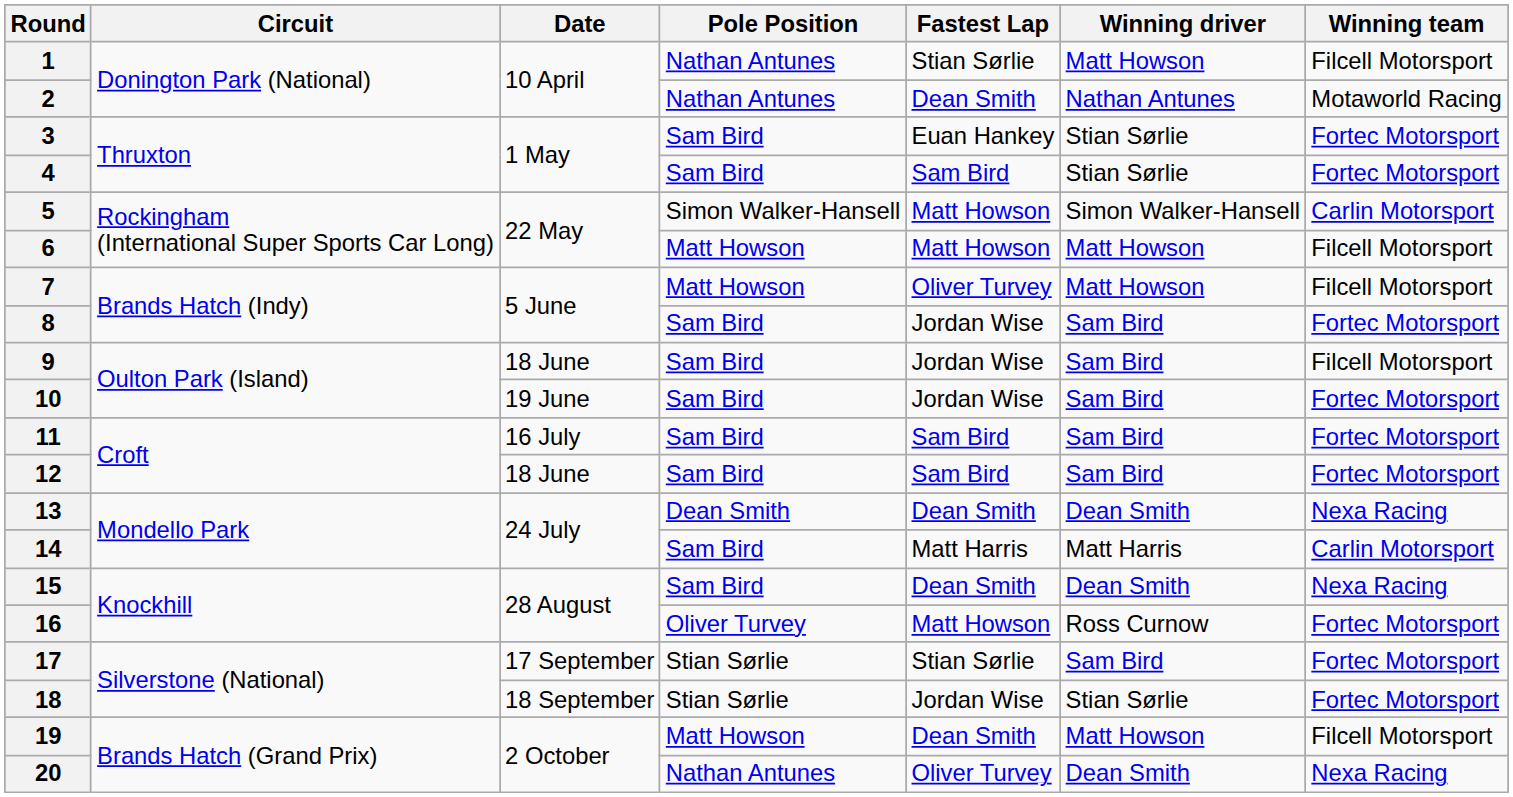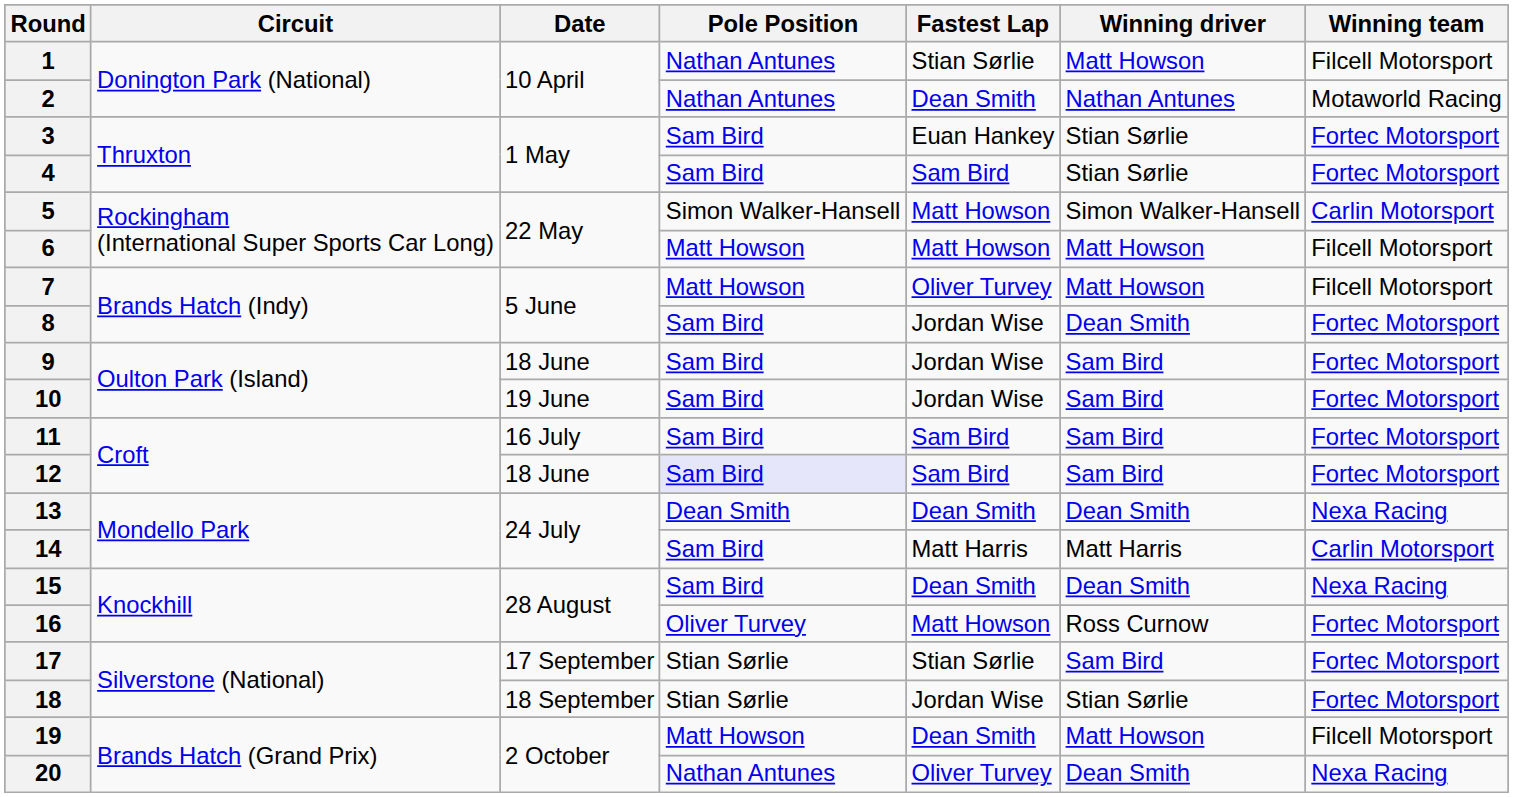(1115, 323) Sam Bird -> (1128, 323) Dean Smith
(1402, 361) Filcell Motorsport -> (1405, 361) Fortec Motorsport
(715, 473) no background -> (715, 473) lavender background
